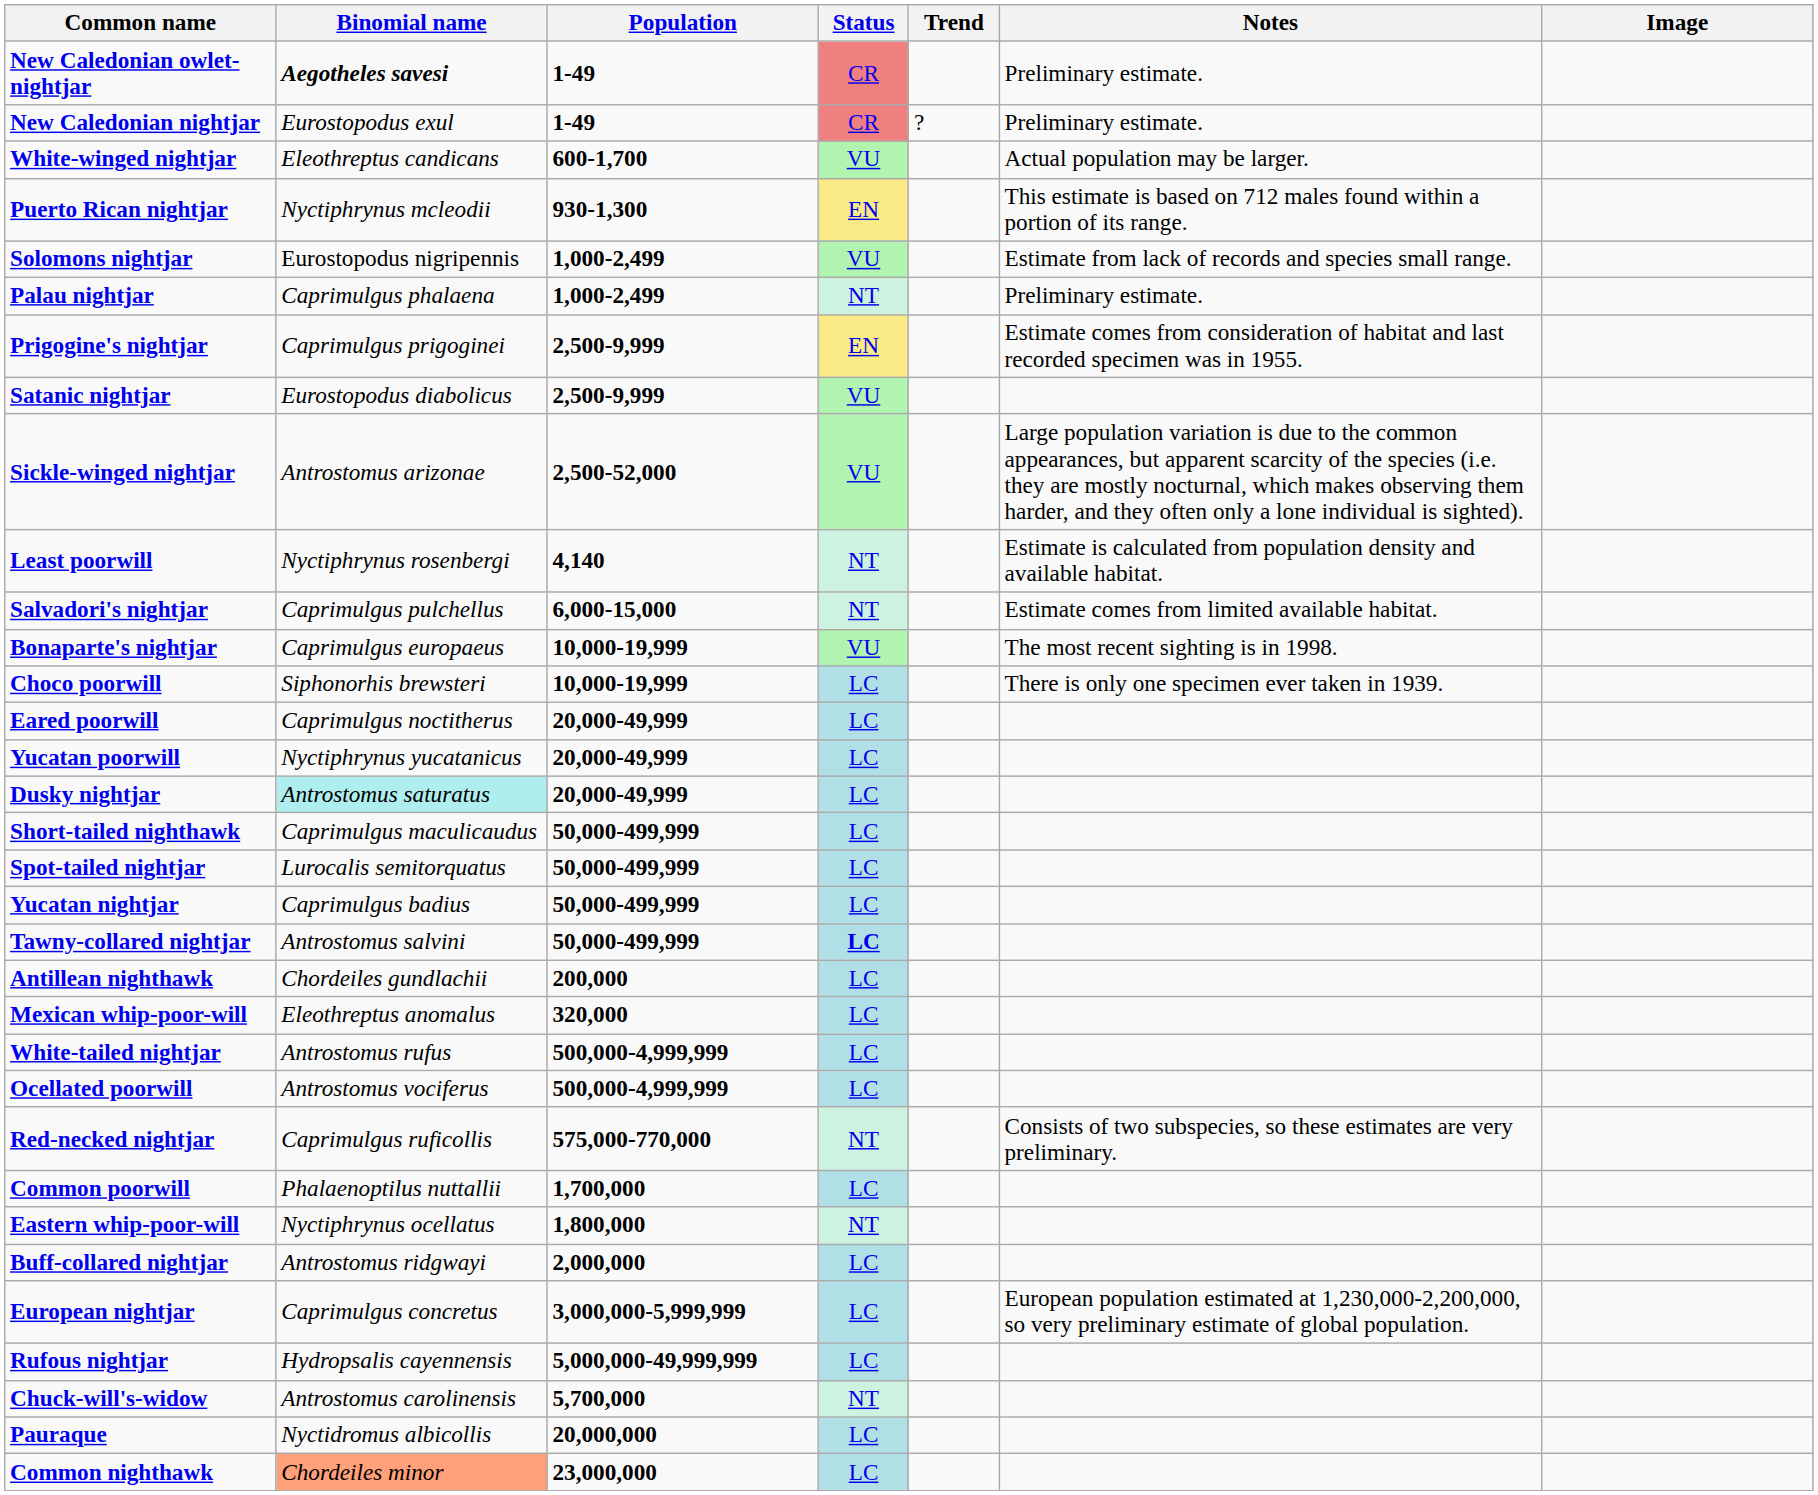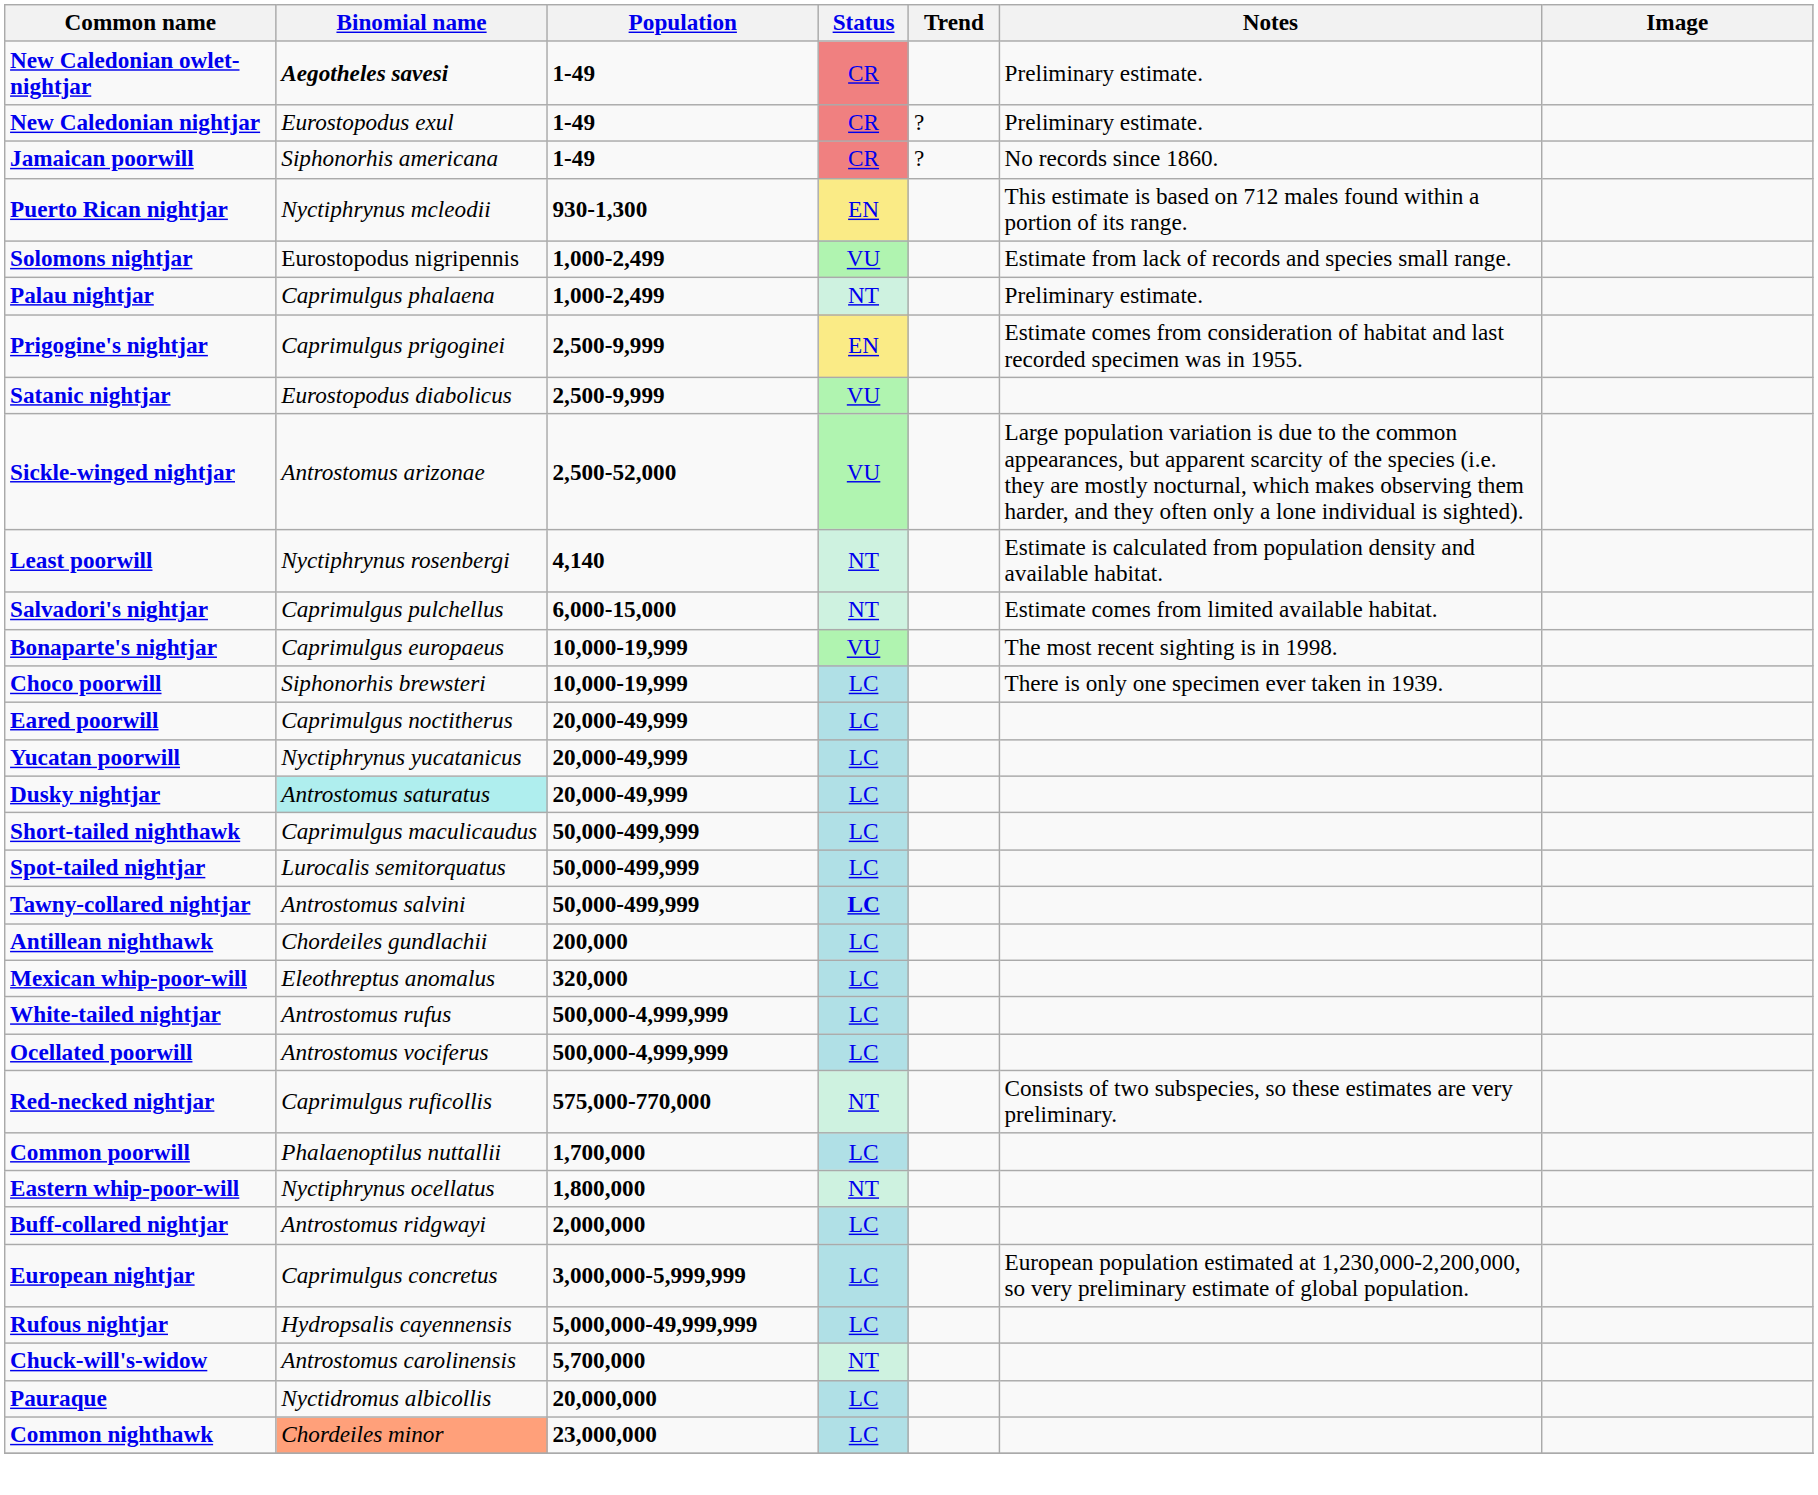+ row: (102, 159)
- row: (123, 159)
- row: (94, 904)
